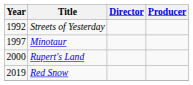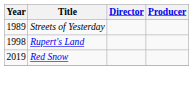(16, 27) 1992 -> (16, 27) 1989
- row: (48, 42)
(16, 57) 2000 -> (16, 42) 1998
